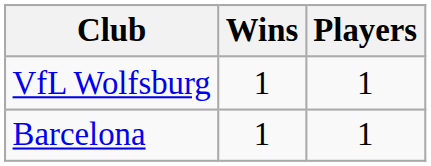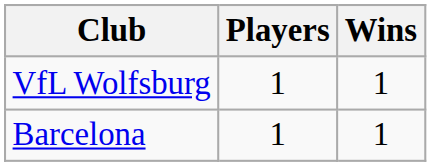columns swapped: (365, 30) <-> (262, 30)
